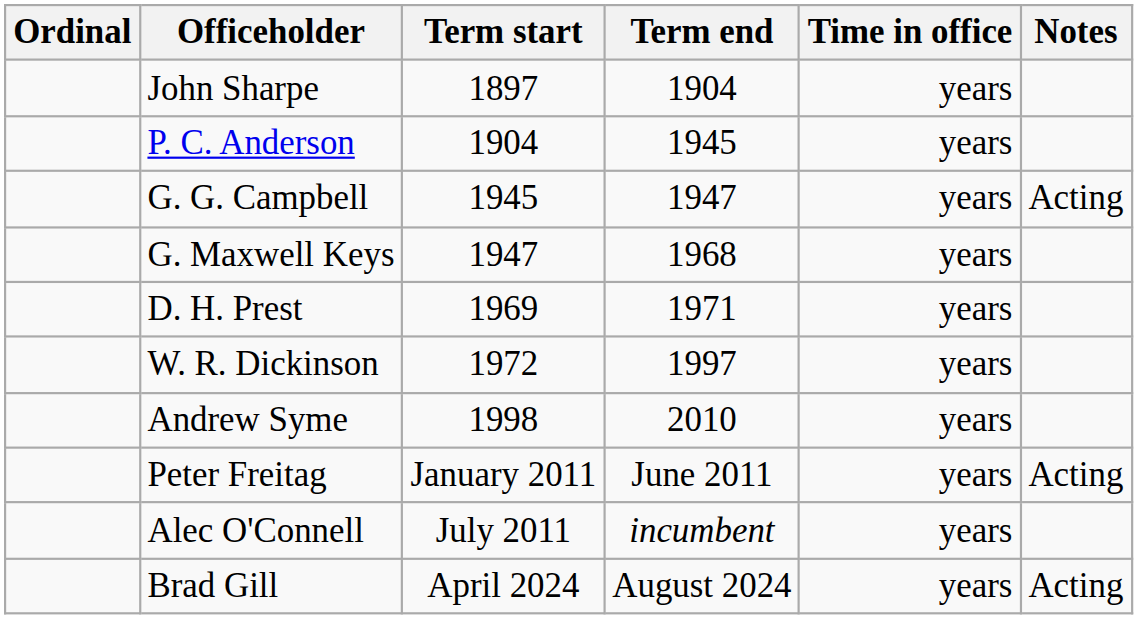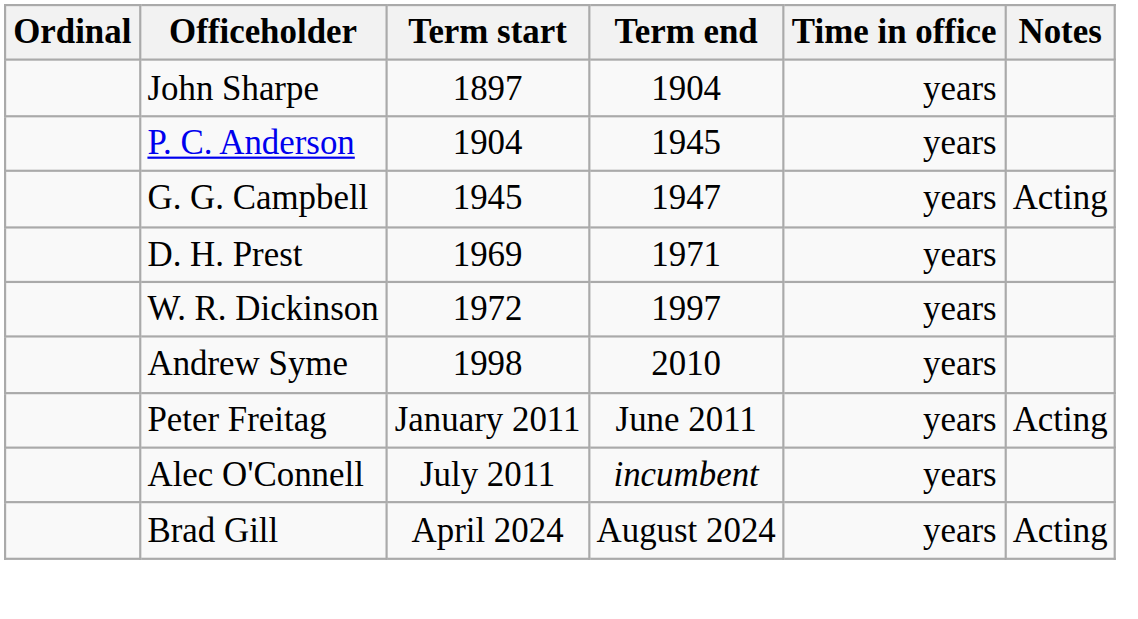- row: (271, 253)
